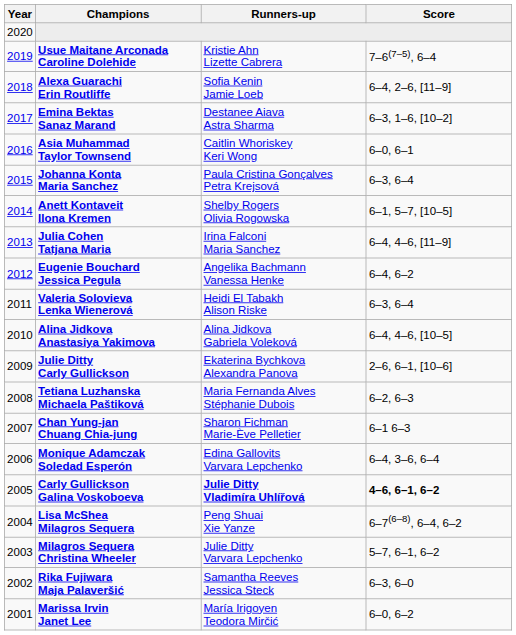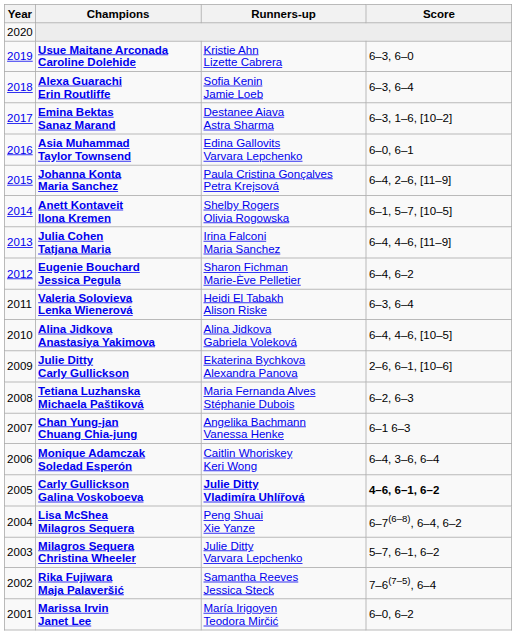(403, 57) 7–6(7–5), 6–4 -> (391, 57) 6–3, 6–0
(410, 88) 6–4, 2–6, [11–9] -> (391, 88) 6–3, 6–4
(248, 150) Caitlin Whoriskey Keri Wong -> (253, 150) Edina Gallovits Varvara Lepchenko
(391, 181) 6–3, 6–4 -> (410, 181) 6–4, 2–6, [11–9]
(255, 274) Angelika Bachmann Vanessa Henke -> (252, 274) Sharon Fichman Marie-Ève Pelletier
(252, 429) Sharon Fichman Marie-Ève Pelletier -> (255, 429) Angelika Bachmann Vanessa Henke
(253, 460) Edina Gallovits Varvara Lepchenko -> (248, 460) Caitlin Whoriskey Keri Wong
(391, 584) 6–3, 6–0 -> (403, 584) 7–6(7–5), 6–4
